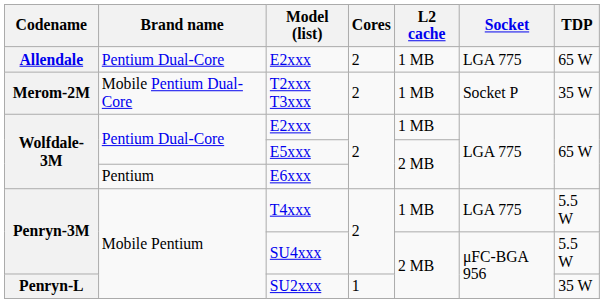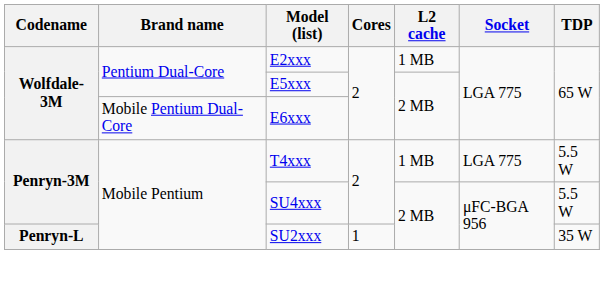- row: (51, 59)
- row: (51, 93)
(128, 176) Pentium -> (172, 117) Mobile Pentium Dual-Core
